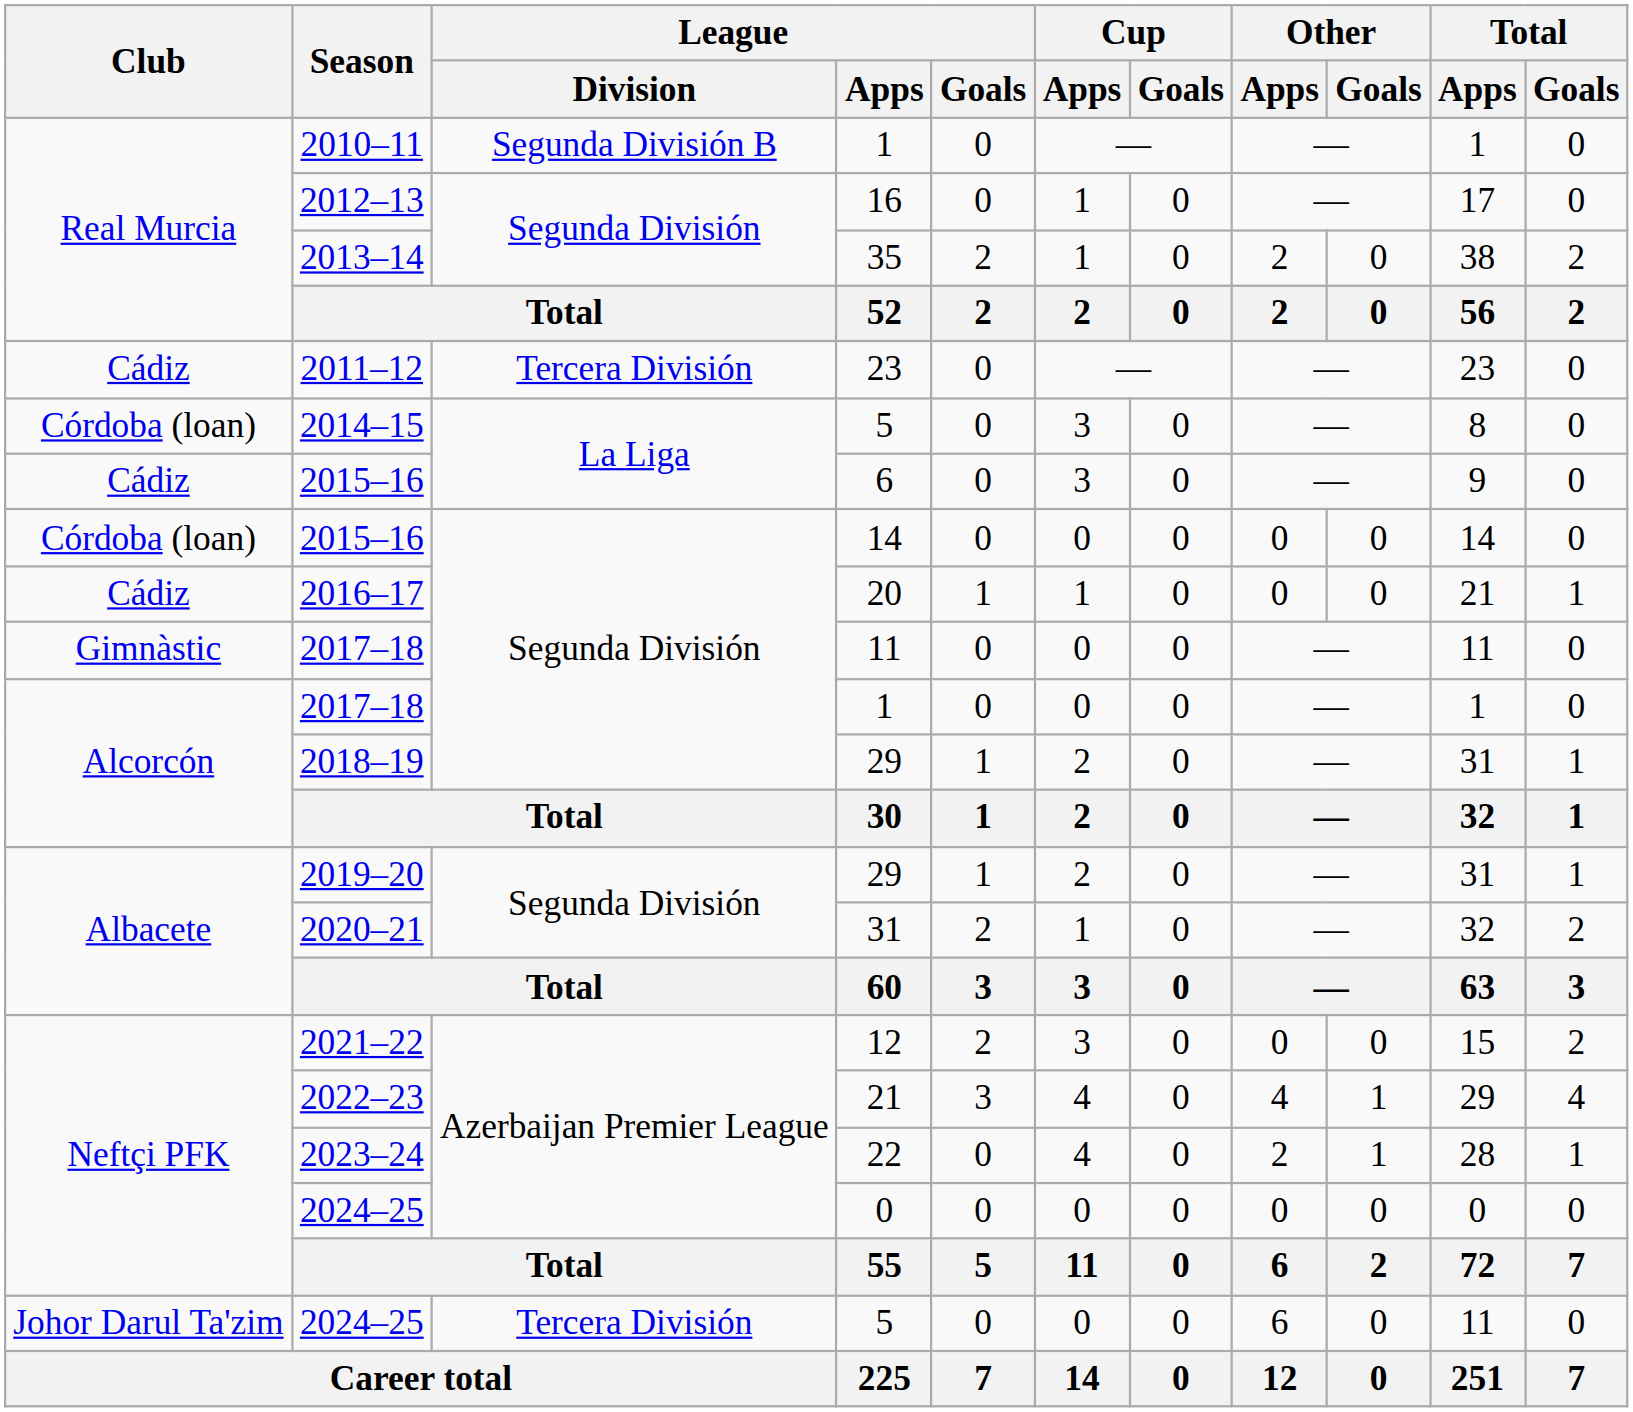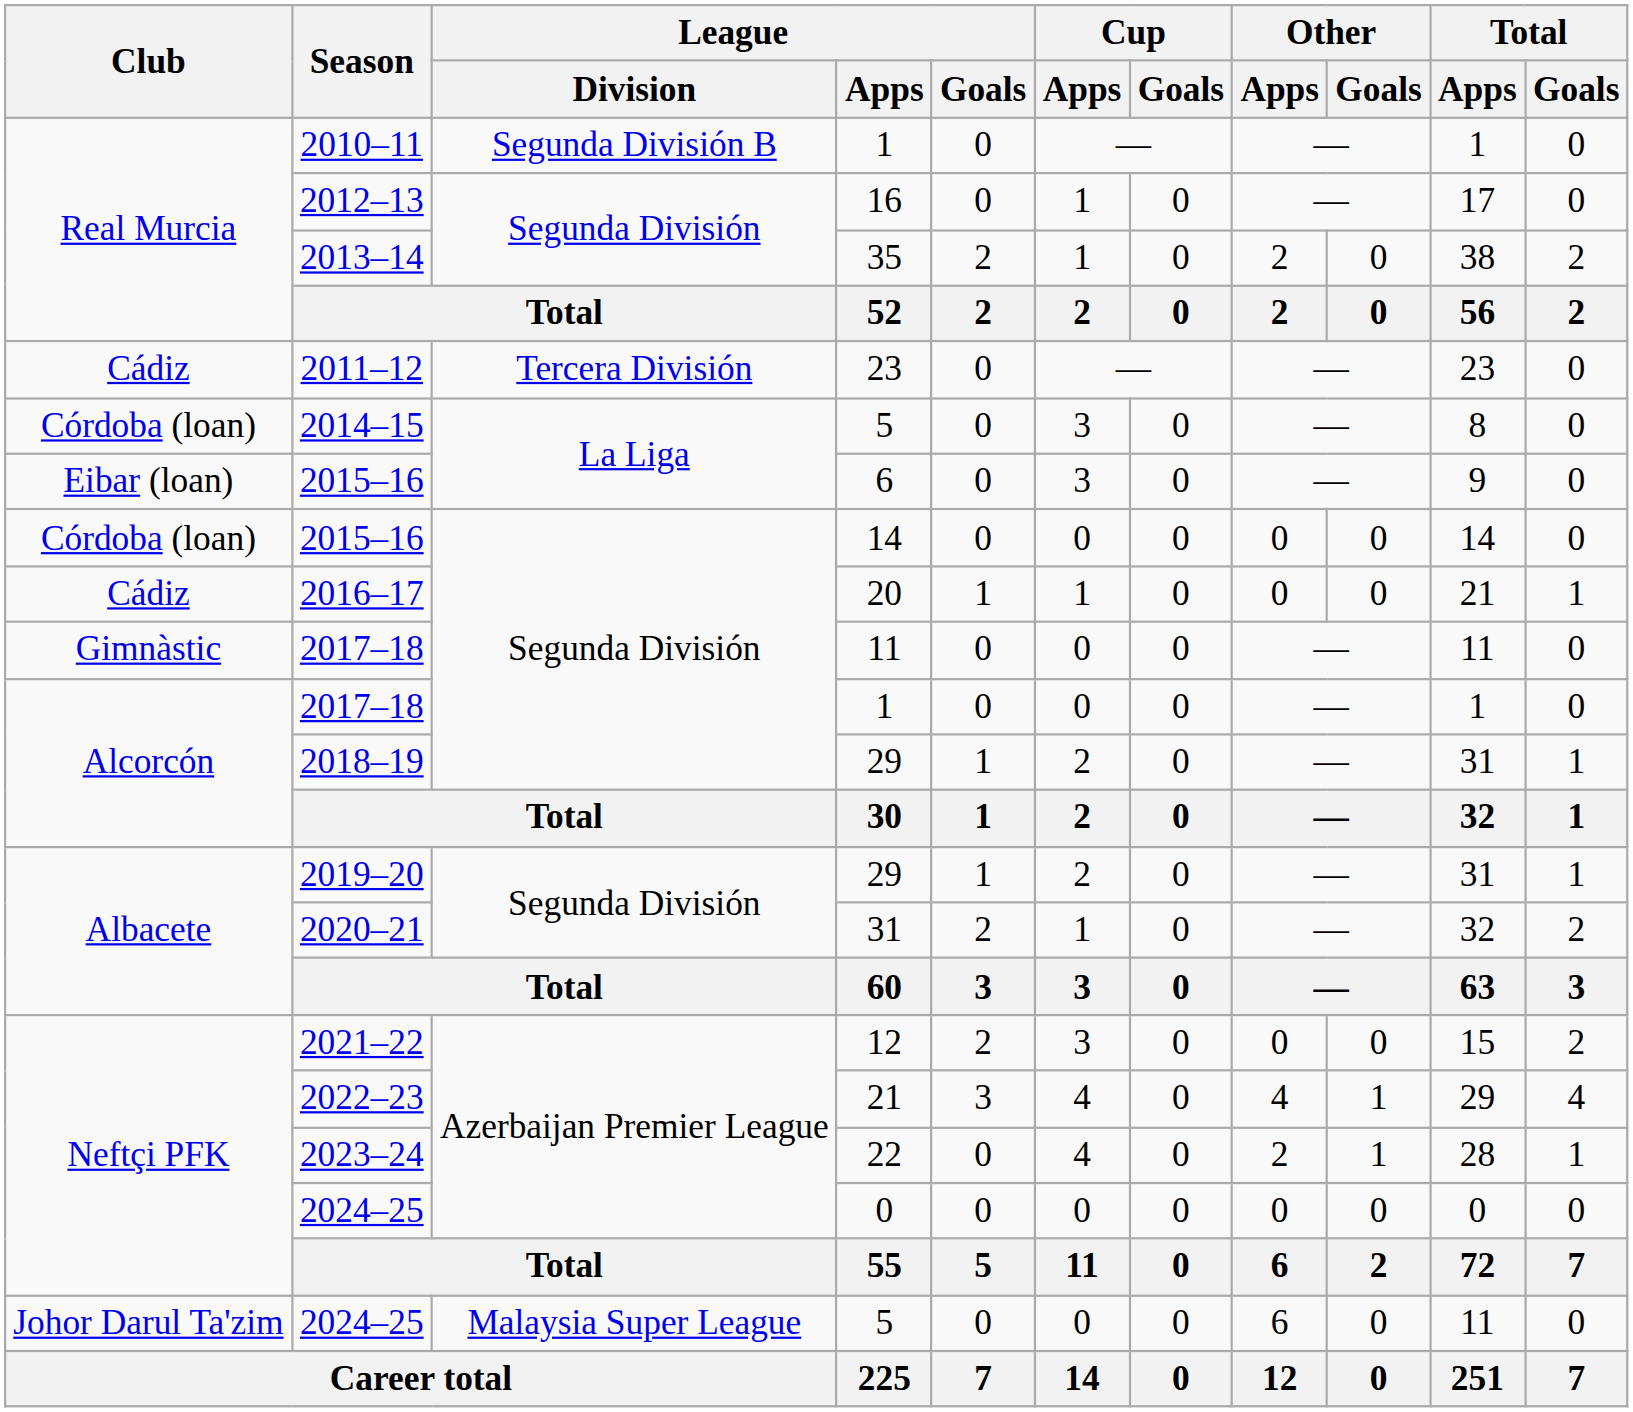(148, 481) Cádiz -> (148, 481) Eibar (loan)
(634, 1322) Tercera División -> (634, 1322) Malaysia Super League
